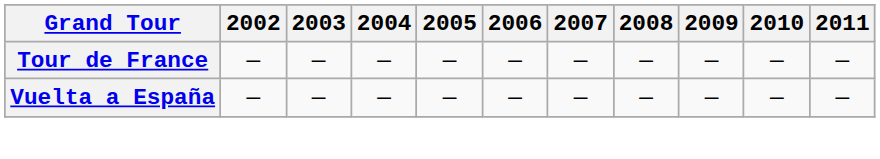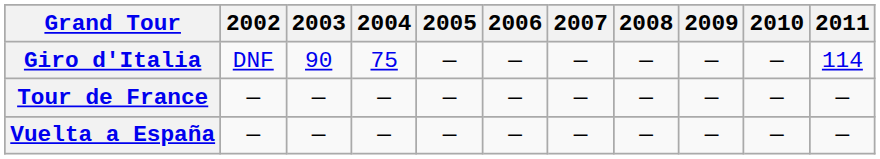+ row: (113, 60)
